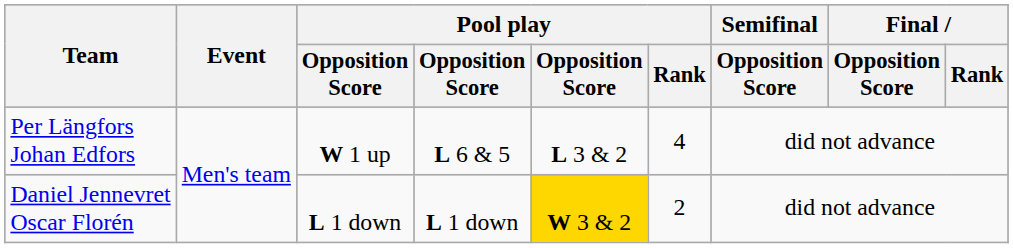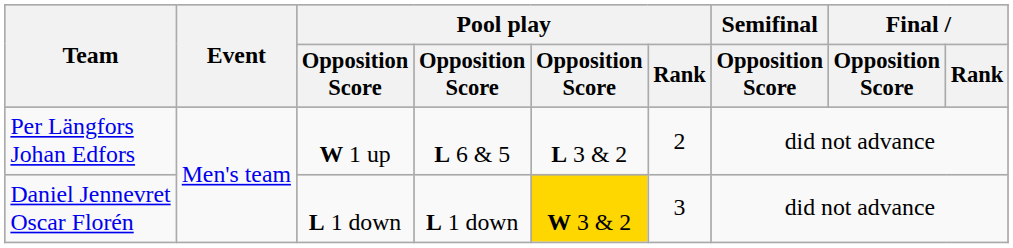(679, 141) 4 -> (679, 141) 2
(679, 208) 2 -> (679, 208) 3
